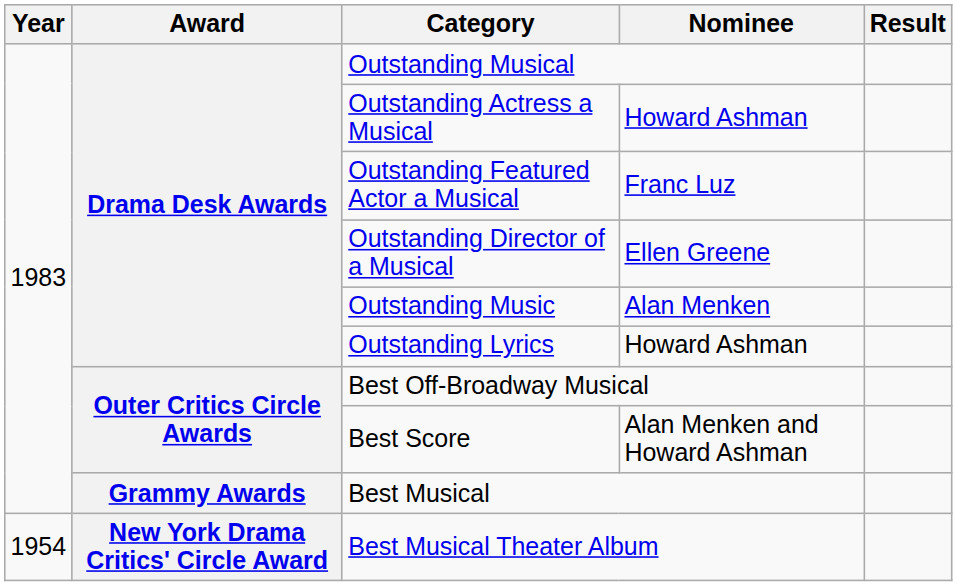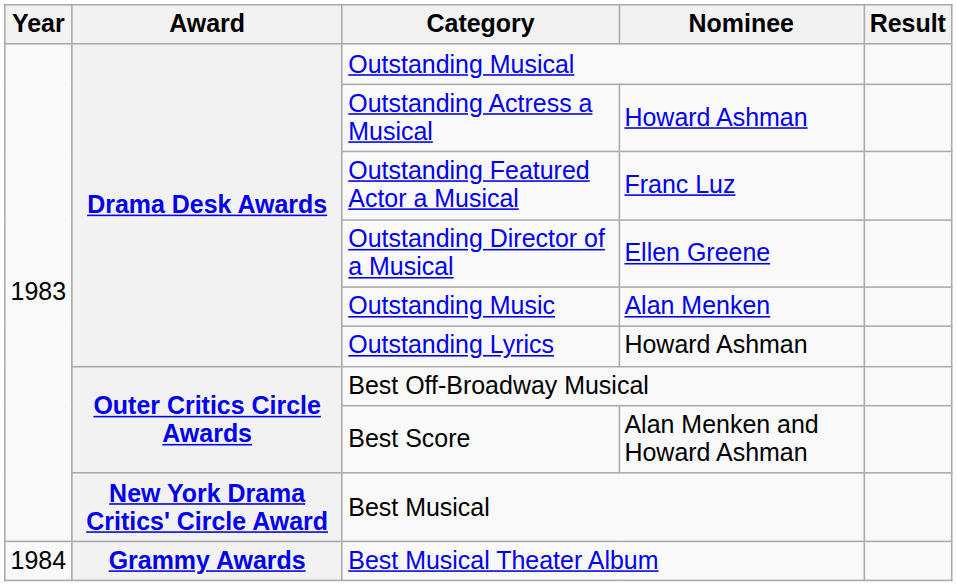(207, 492) Grammy Awards -> (207, 506) New York Drama Critics' Circle Award
(38, 546) 1954 -> (38, 560) 1984
(207, 546) New York Drama Critics' Circle Award -> (207, 560) Grammy Awards
